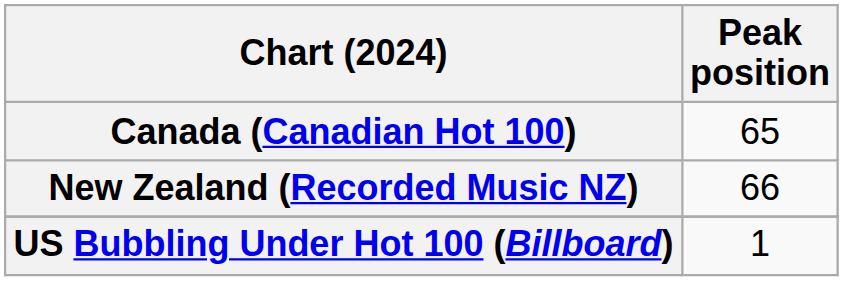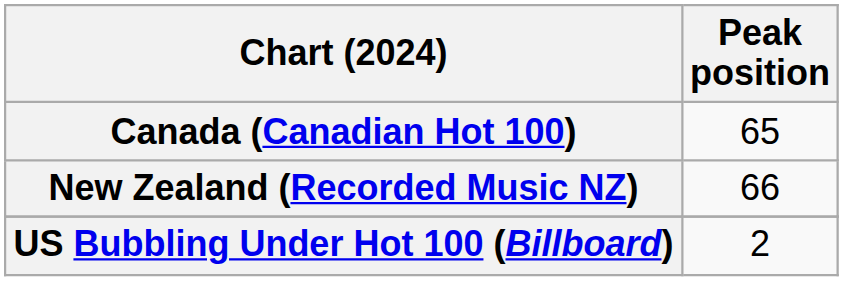(760, 244) 1 -> (760, 244) 2
